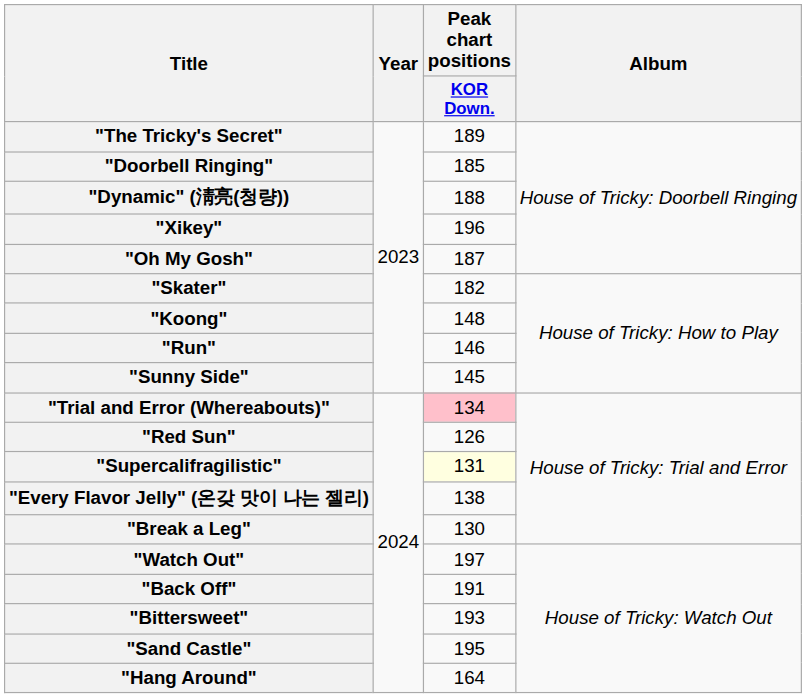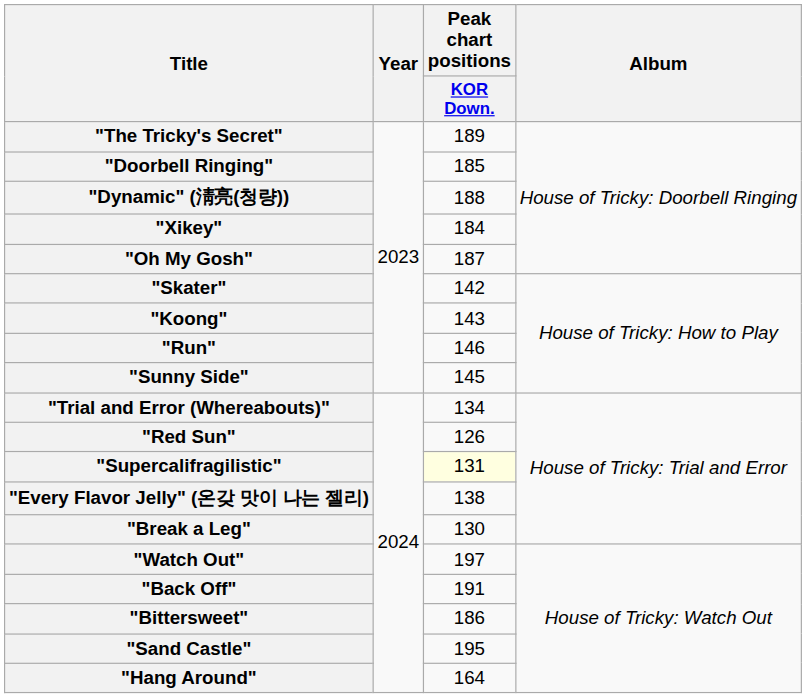(469, 229) 196 -> (469, 229) 184
(469, 288) 182 -> (469, 288) 142
(469, 318) 148 -> (469, 318) 143
(469, 407) pink background -> (469, 407) no background
(469, 618) 193 -> (469, 618) 186
